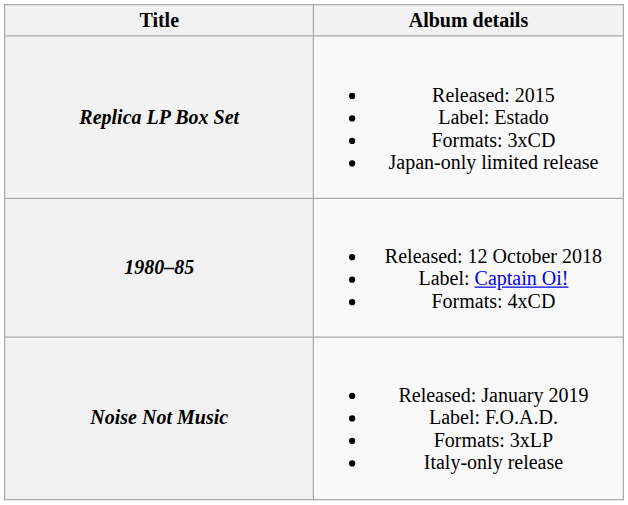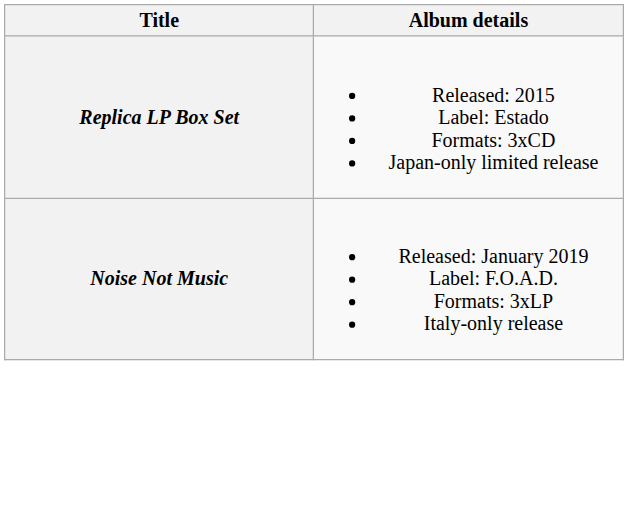- row: (159, 267)
